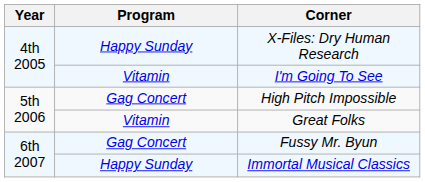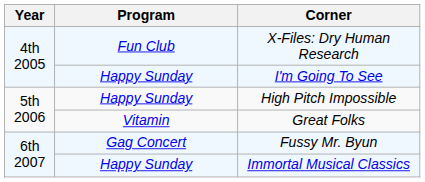(146, 45) Happy Sunday -> (146, 45) Fun Club
(146, 76) Vitamin -> (146, 76) Happy Sunday
(146, 98) Gag Concert -> (146, 98) Happy Sunday
